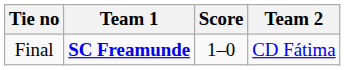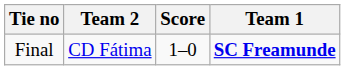columns swapped: (129, 19) <-> (294, 19)
